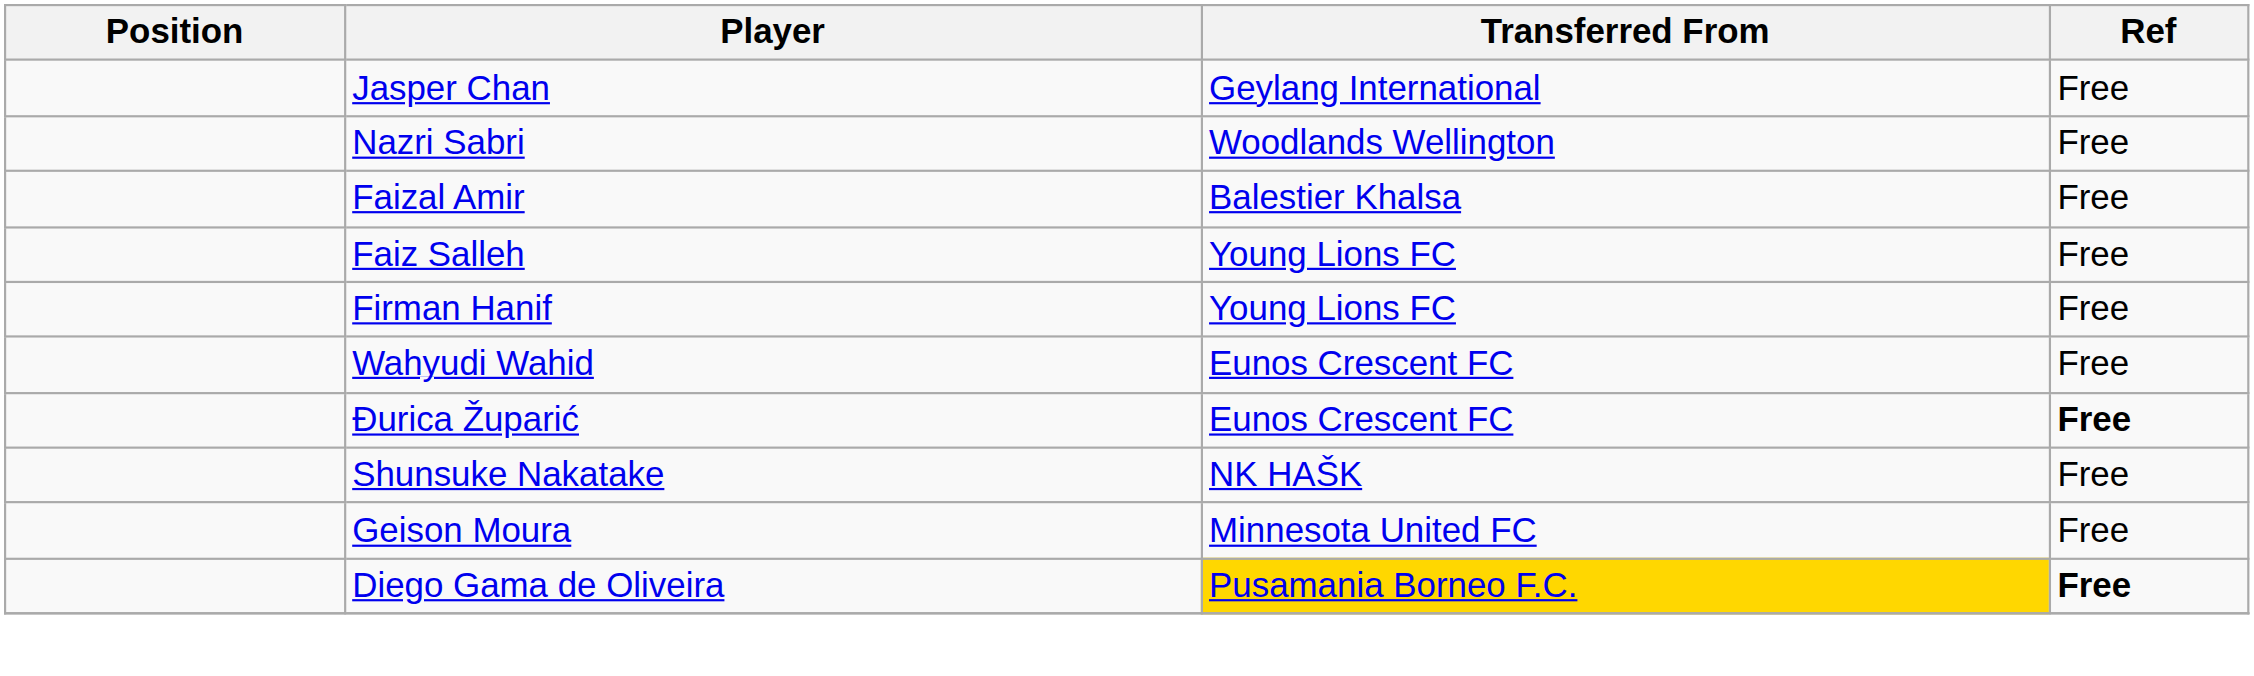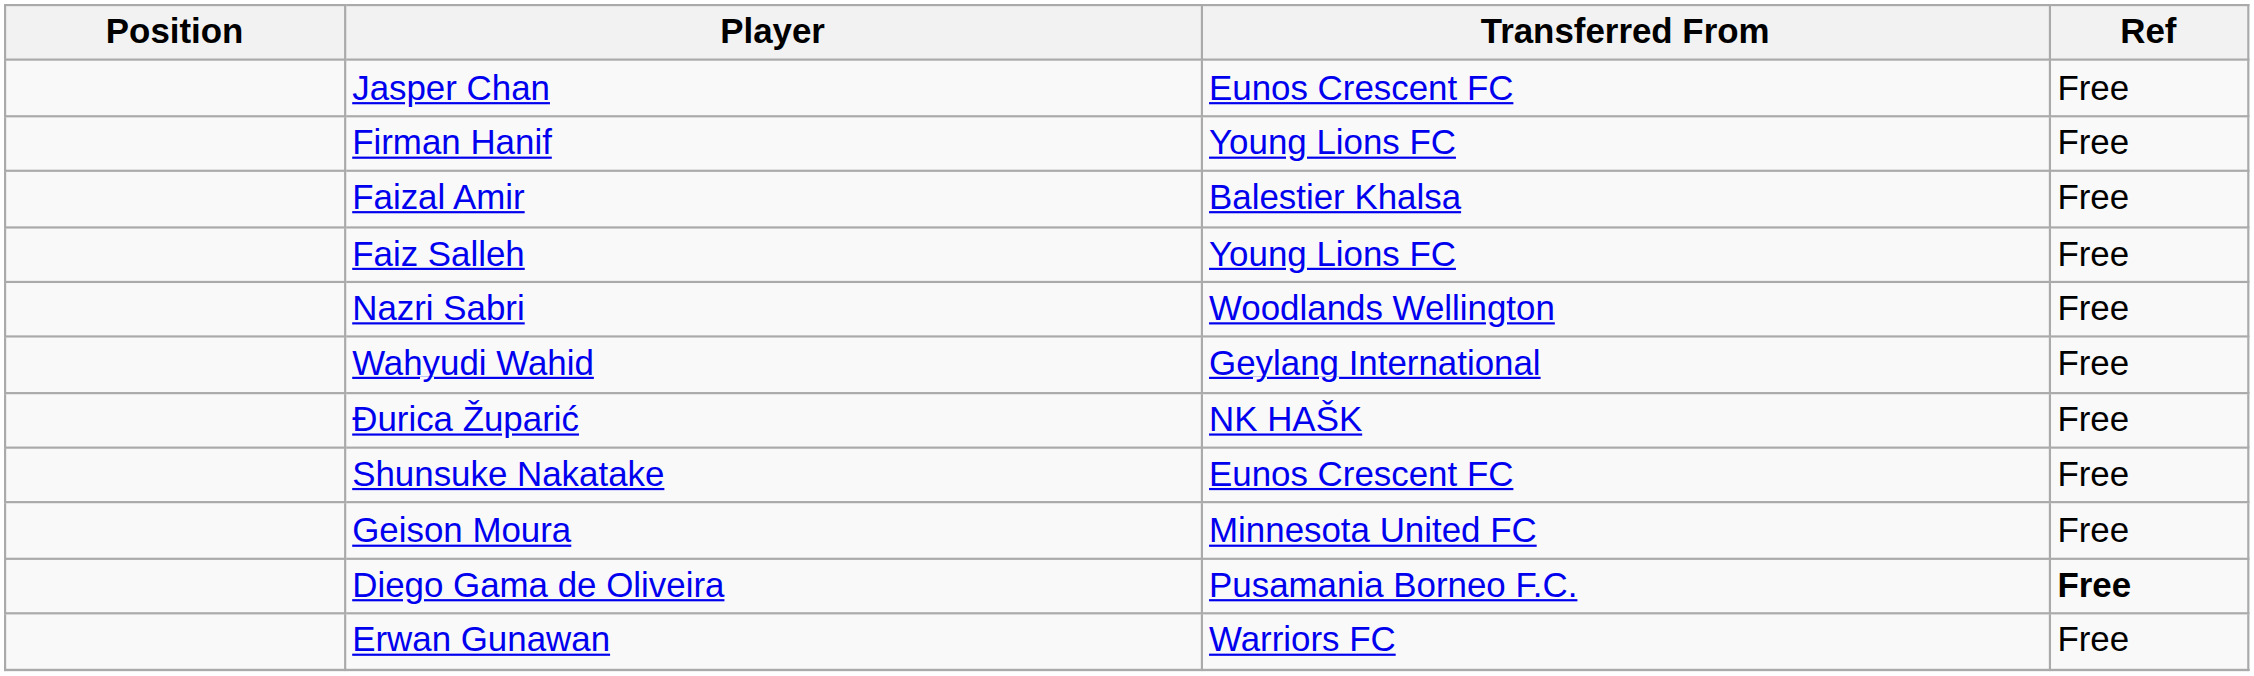(1375, 87) Geylang International -> (1361, 87) Eunos Crescent FC
rows swapped: (438, 142) <-> (452, 308)
(1361, 364) Eunos Crescent FC -> (1375, 364) Geylang International
(1361, 419) Eunos Crescent FC -> (1286, 419) NK HAŠK
(2094, 419) bold -> (2093, 419) normal
(1286, 474) NK HAŠK -> (1361, 474) Eunos Crescent FC
(1393, 585) gold background -> (1393, 585) no background
+ row: (481, 640)
